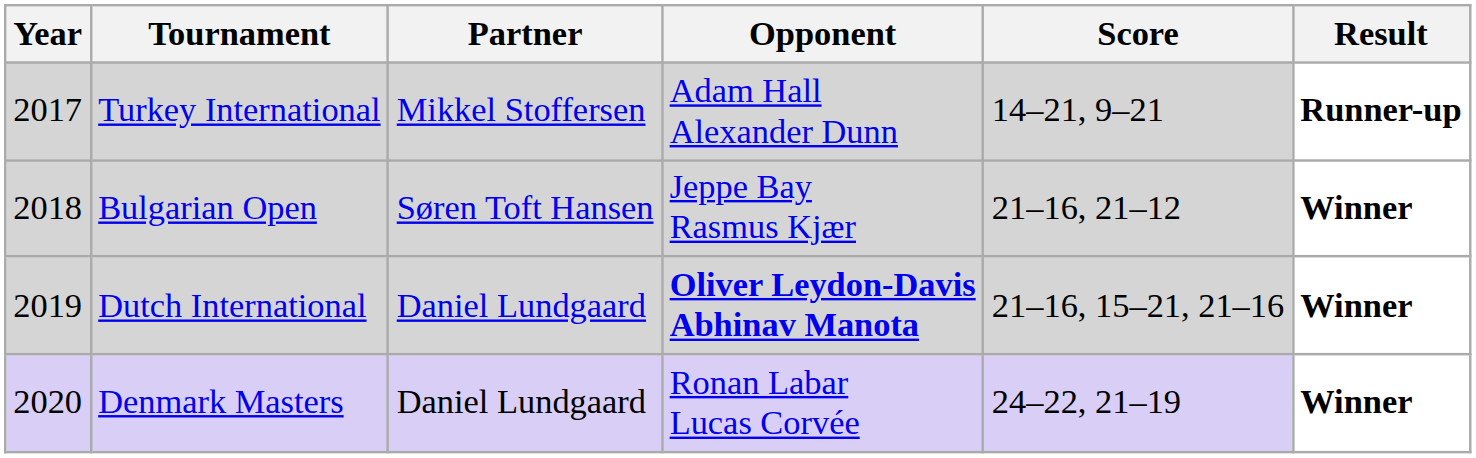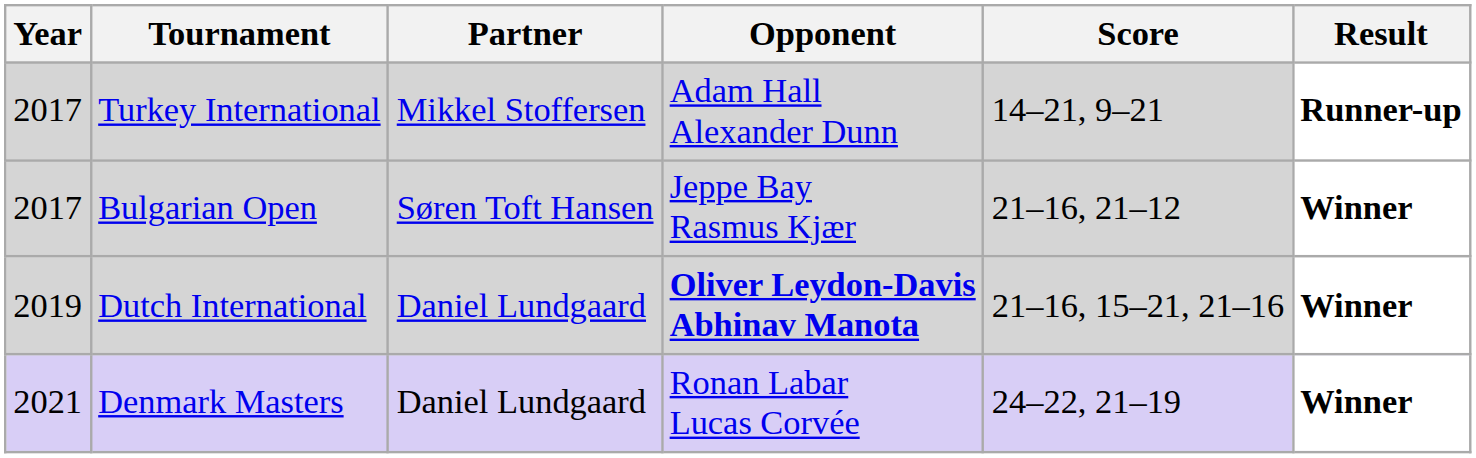(48, 207) 2018 -> (48, 207) 2017
(48, 402) 2020 -> (48, 402) 2021
